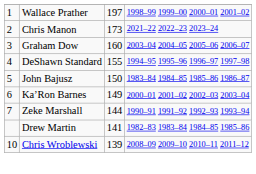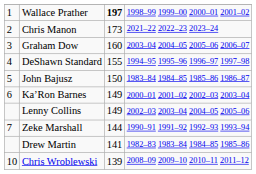(115, 12) normal -> (115, 12) bold
+ row: (52, 111)
